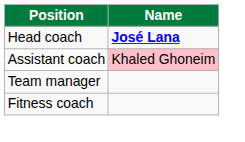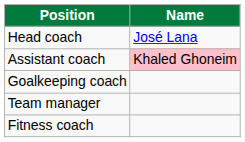(146, 37) bold -> (165, 37) normal
+ row: (67, 81)
